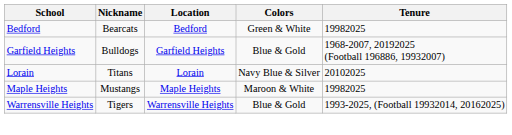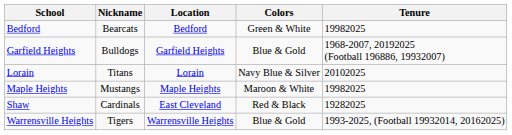+ row: (18, 105)
